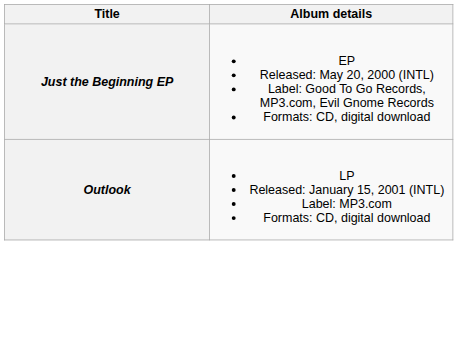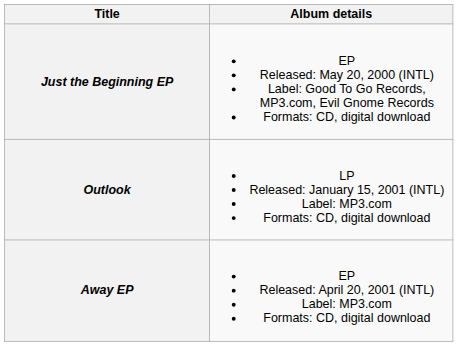+ row: (107, 290)
